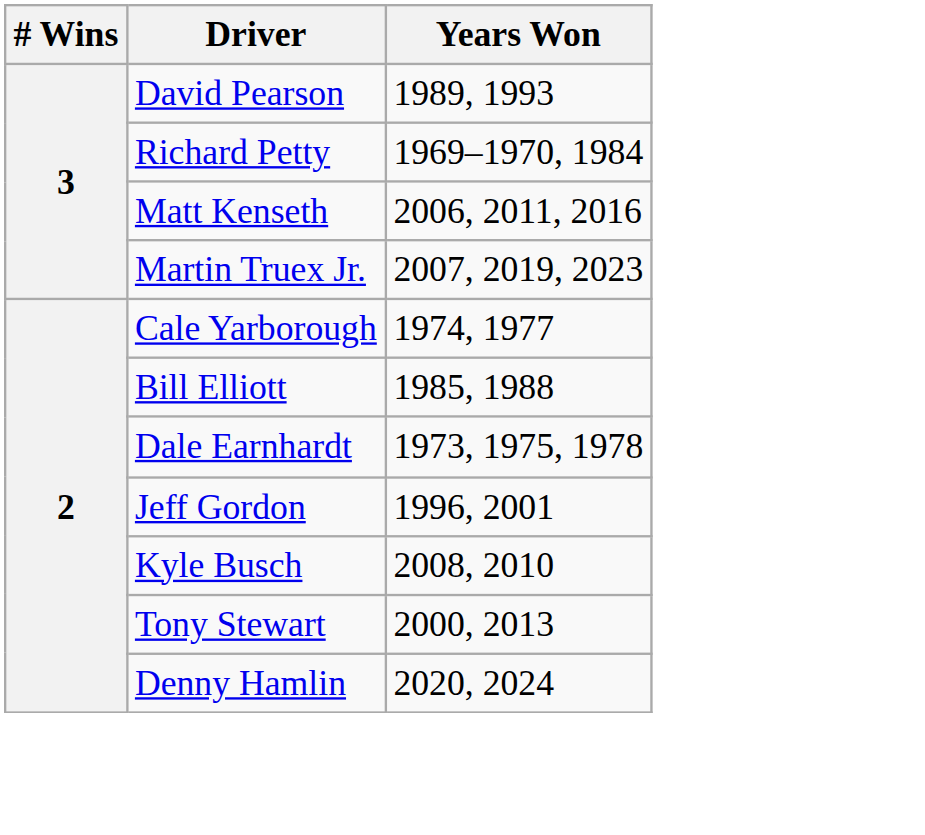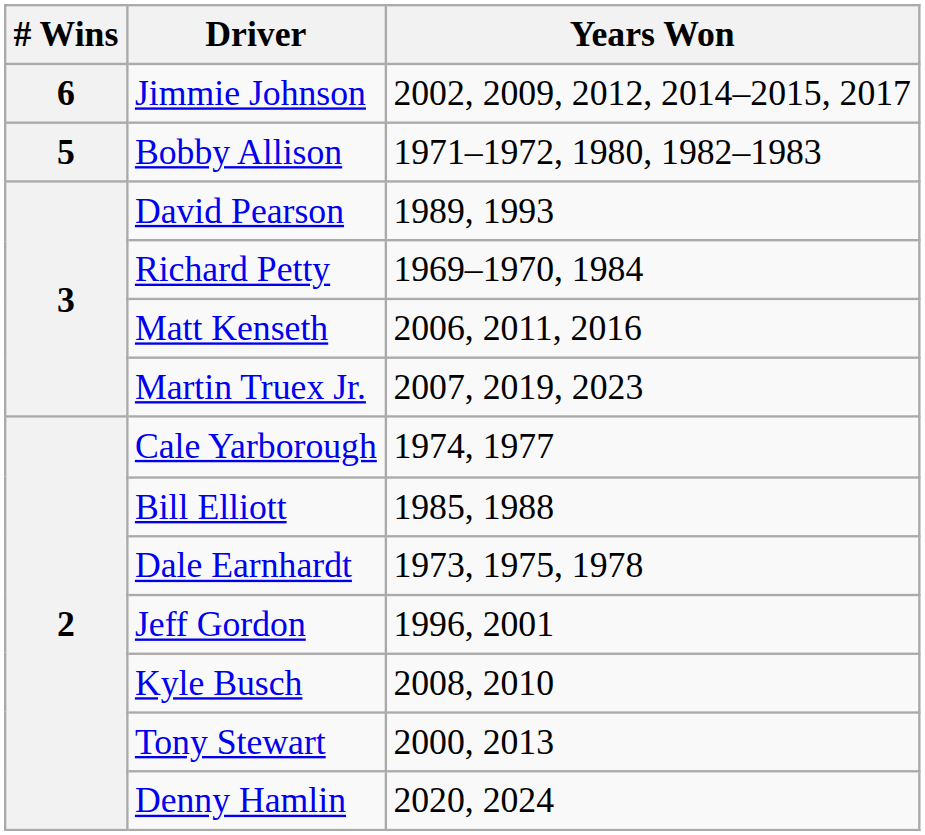+ row: (250, 93)
+ row: (239, 151)
